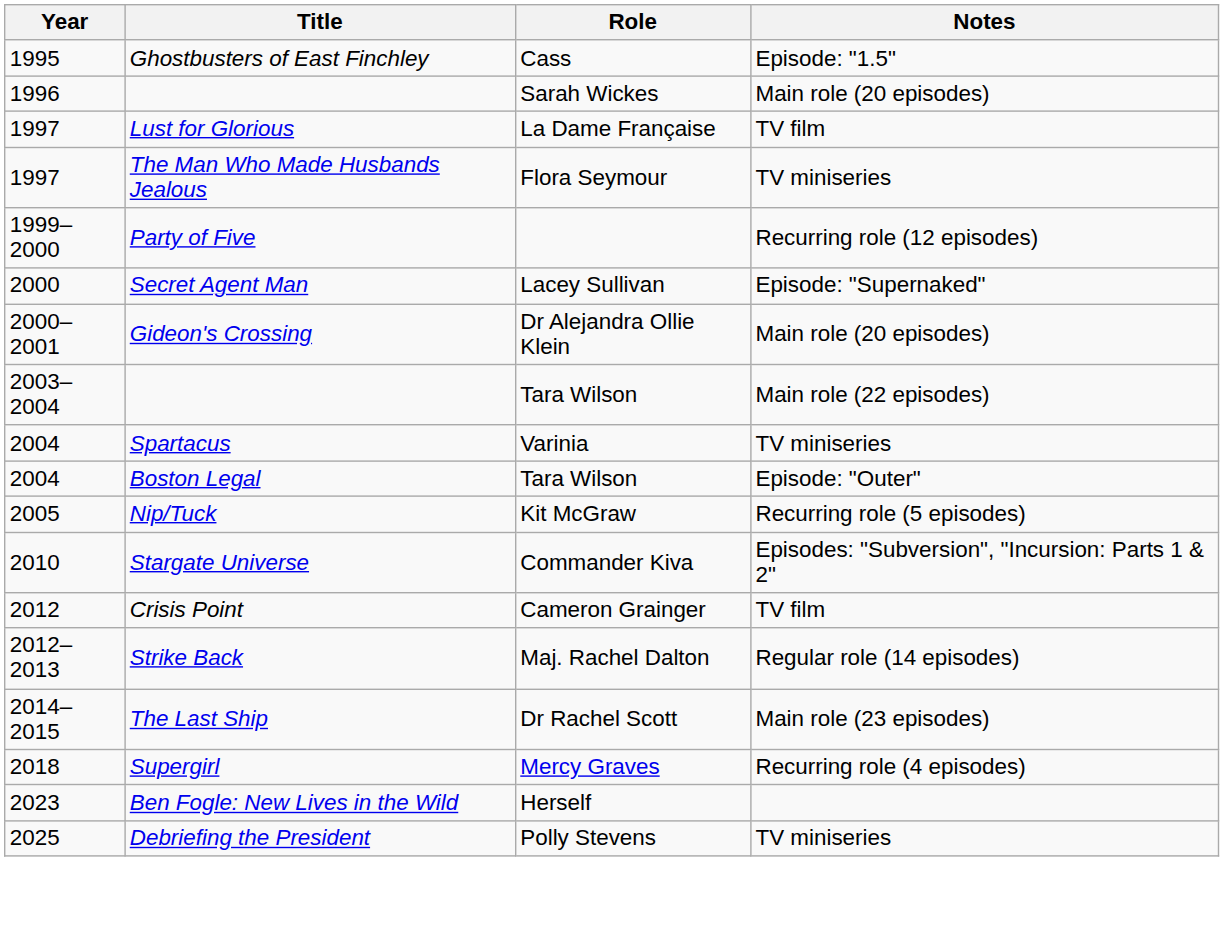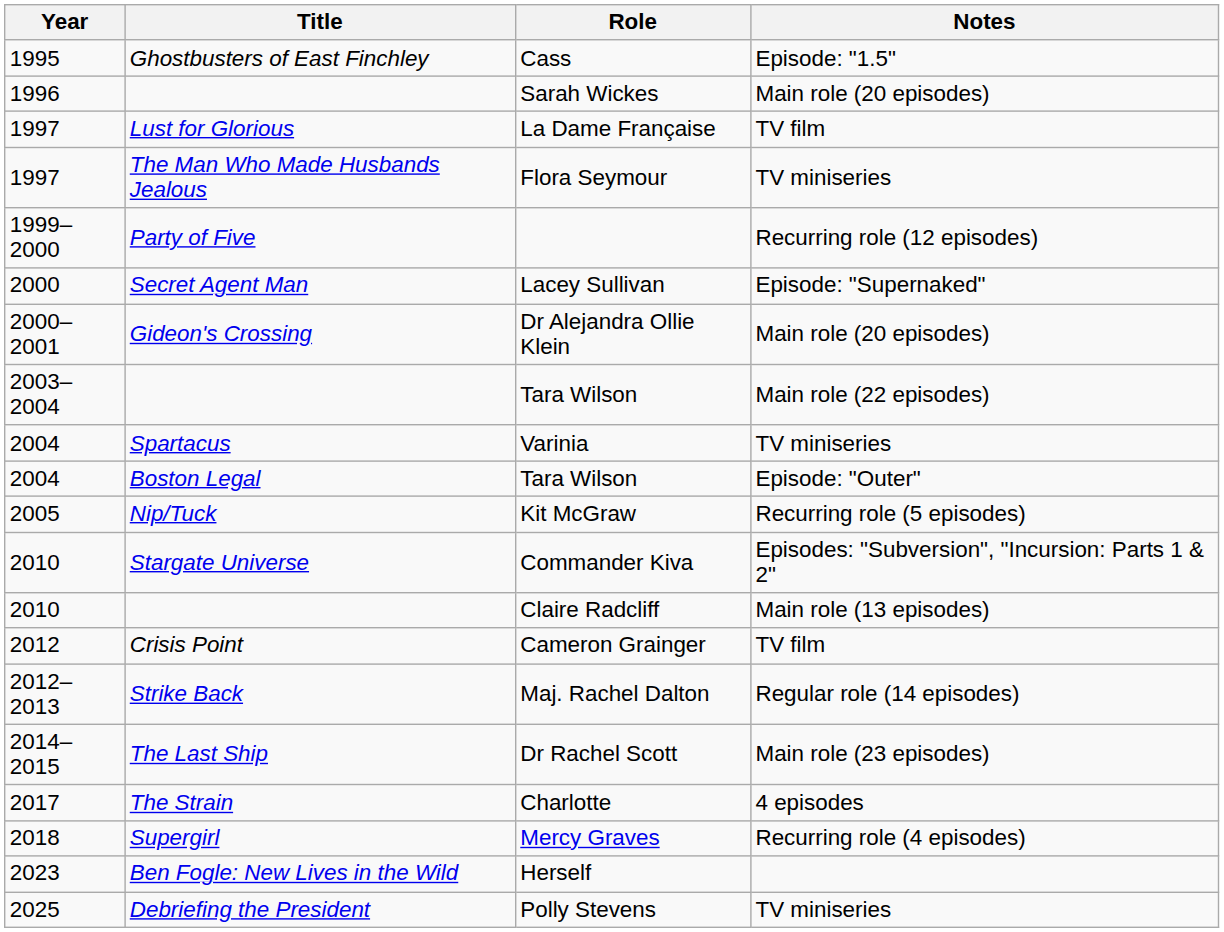+ row: (320, 610)
+ row: (181, 802)
